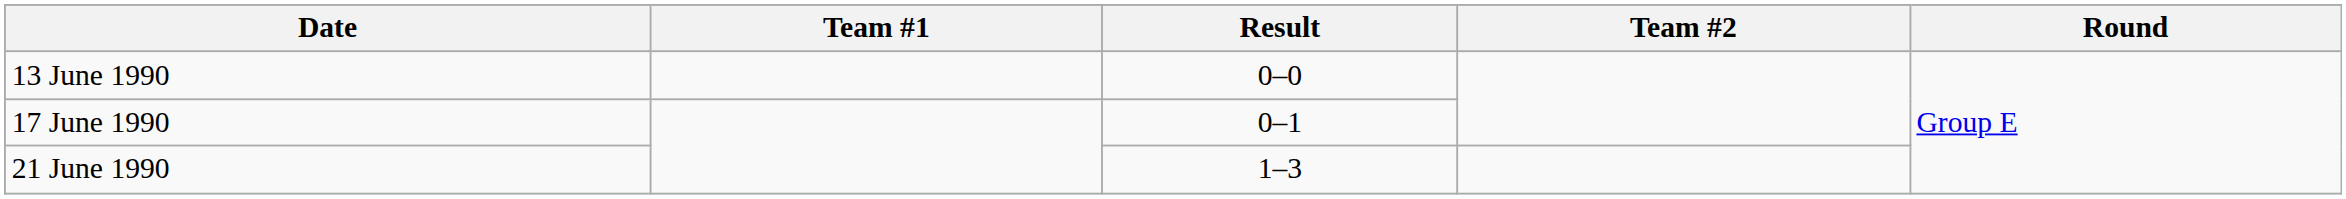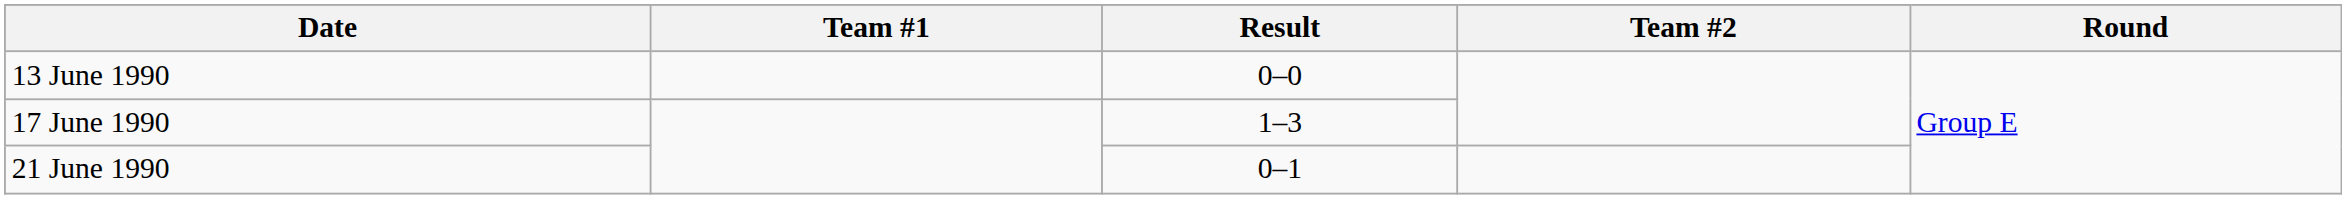(1280, 121) 0–1 -> (1280, 121) 1–3
(1280, 168) 1–3 -> (1280, 168) 0–1
